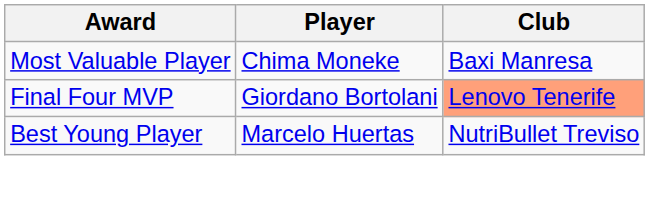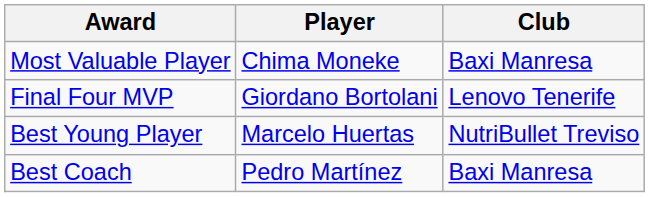(532, 97) lightsalmon background -> (532, 97) no background
+ row: (71, 172)
